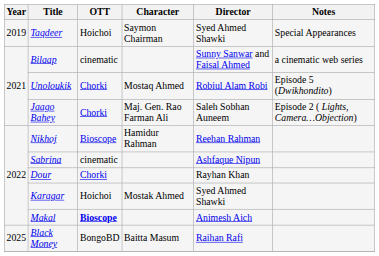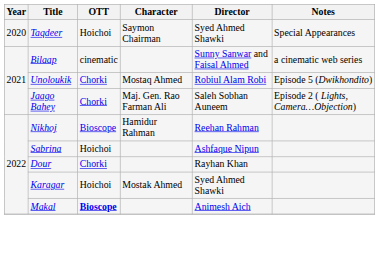(16, 33) 2019 -> (16, 33) 2020
(99, 160) cinematic -> (96, 149) Hoichoi
- row: (44, 238)
